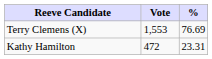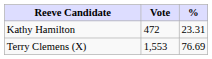rows swapped: (47, 29) <-> (41, 46)
